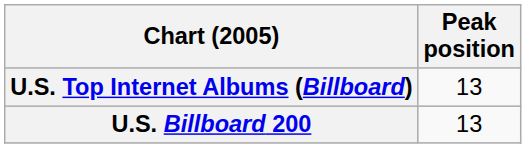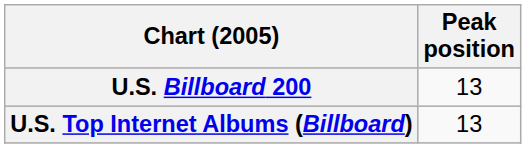rows swapped: (211, 124) <-> (211, 86)
